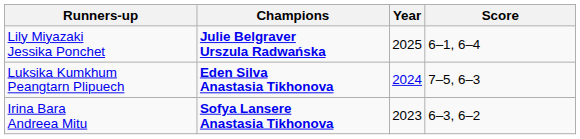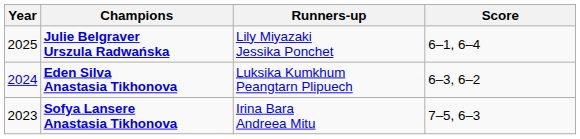columns swapped: (407, 15) <-> (101, 15)
(454, 80) 7–5, 6–3 -> (454, 80) 6–3, 6–2
(454, 116) 6–3, 6–2 -> (454, 116) 7–5, 6–3
